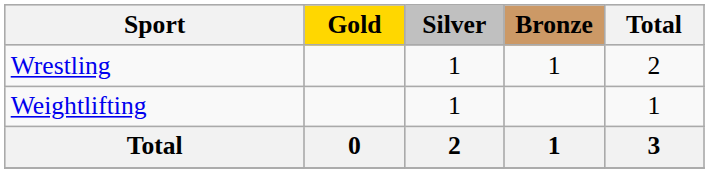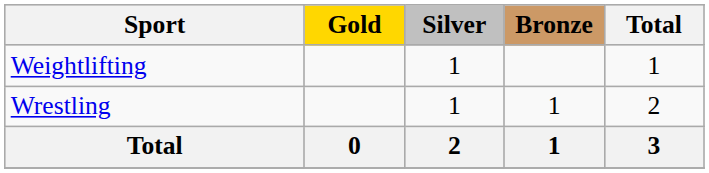rows swapped: (79, 106) <-> (61, 65)
